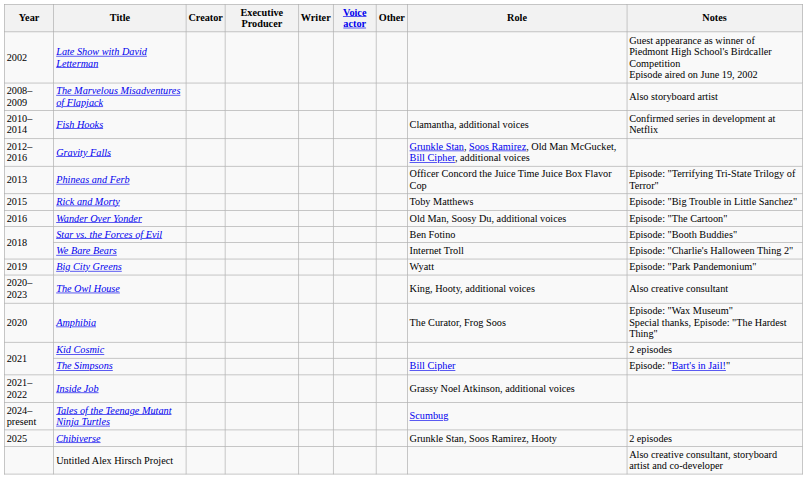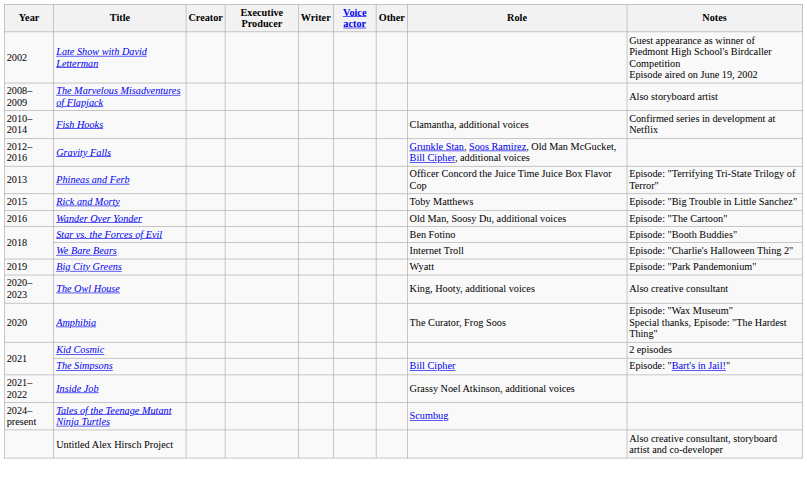- row: (78, 438)
